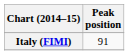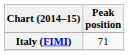(103, 41) 91 -> (103, 41) 71
